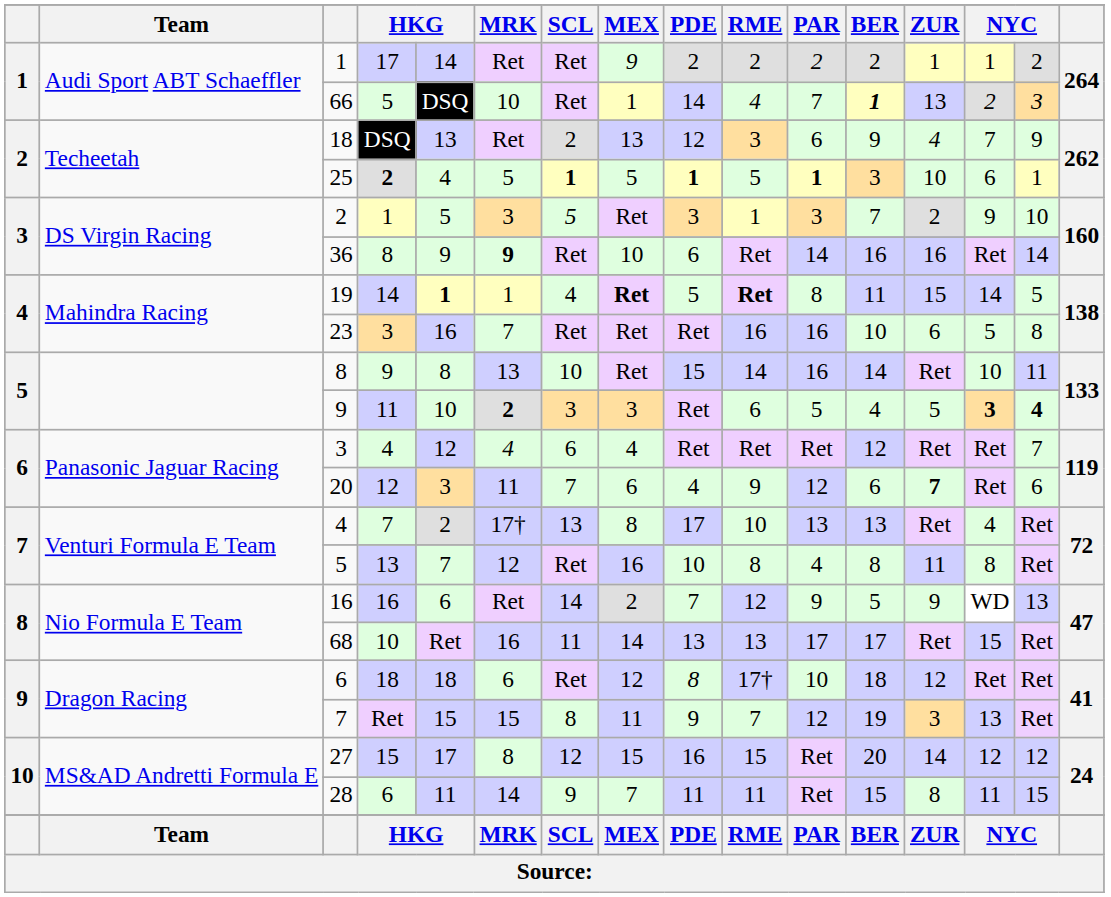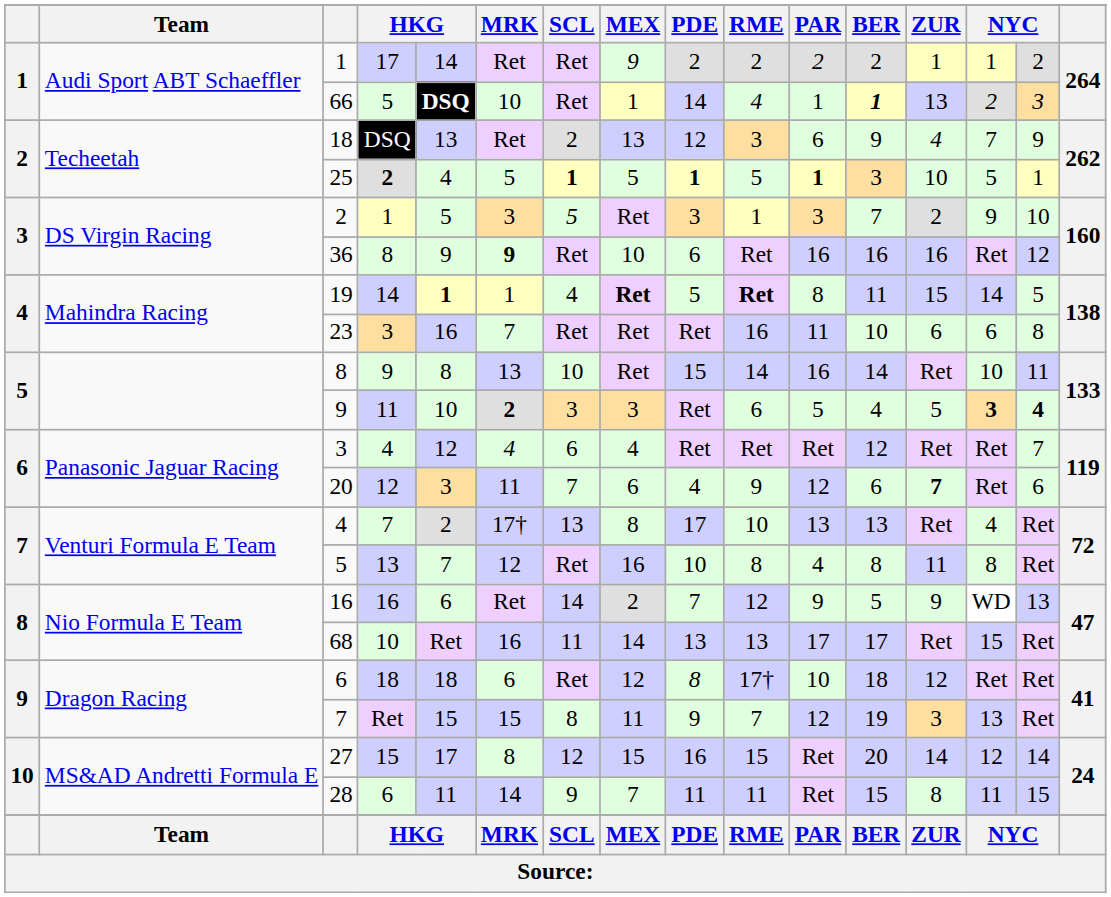(445, 100) normal -> (446, 100) bold
(817, 100) 7 -> (818, 100) 1
(990, 177) 6 -> (991, 177) 5
(817, 254) 14 -> (818, 254) 16
(1037, 254) 14 -> (1038, 254) 12
(817, 332) 16 -> (818, 332) 11
(990, 332) 5 -> (991, 332) 6
(1037, 756) 12 -> (1038, 756) 14
